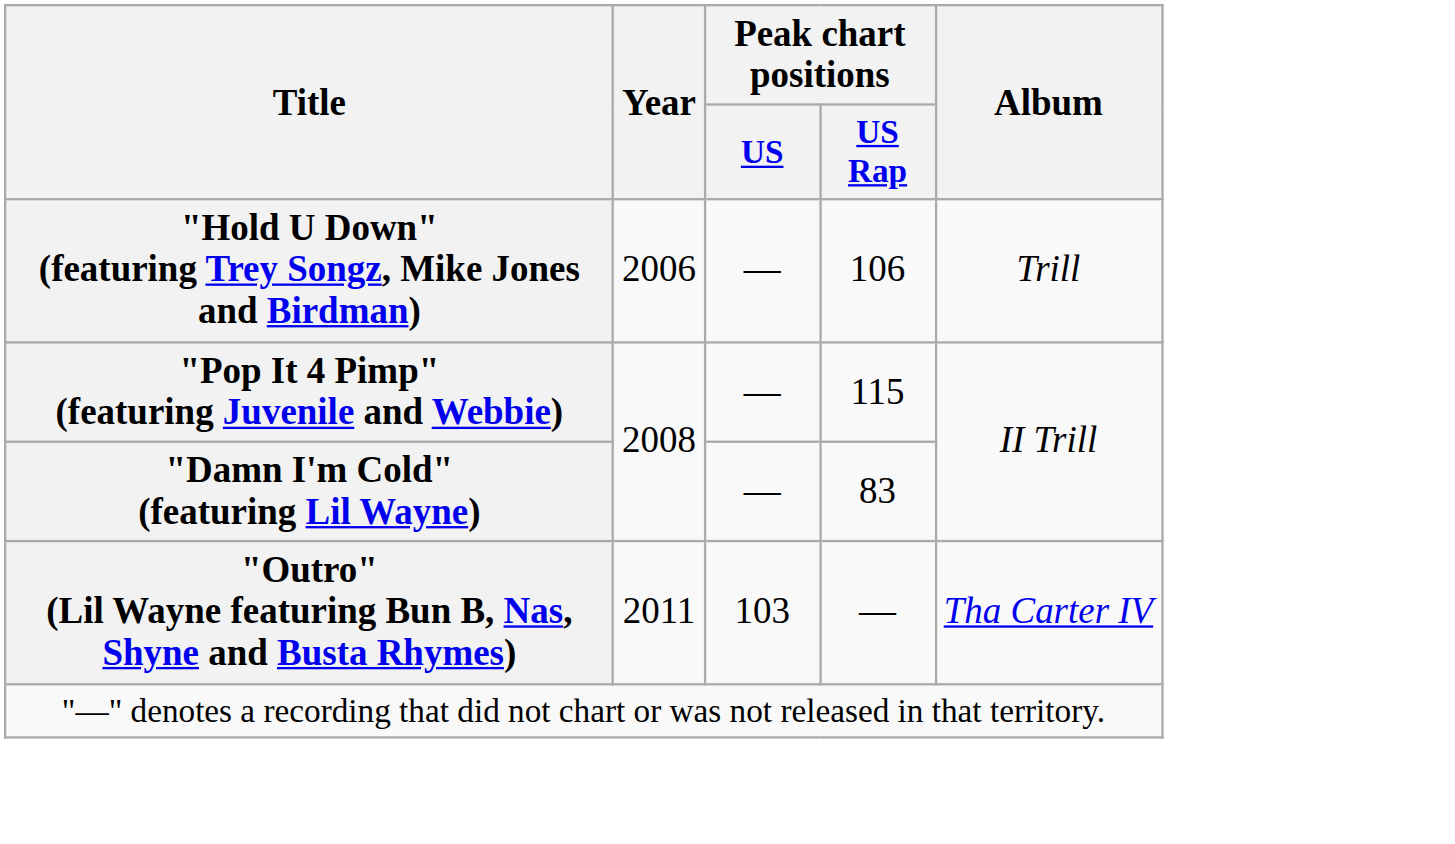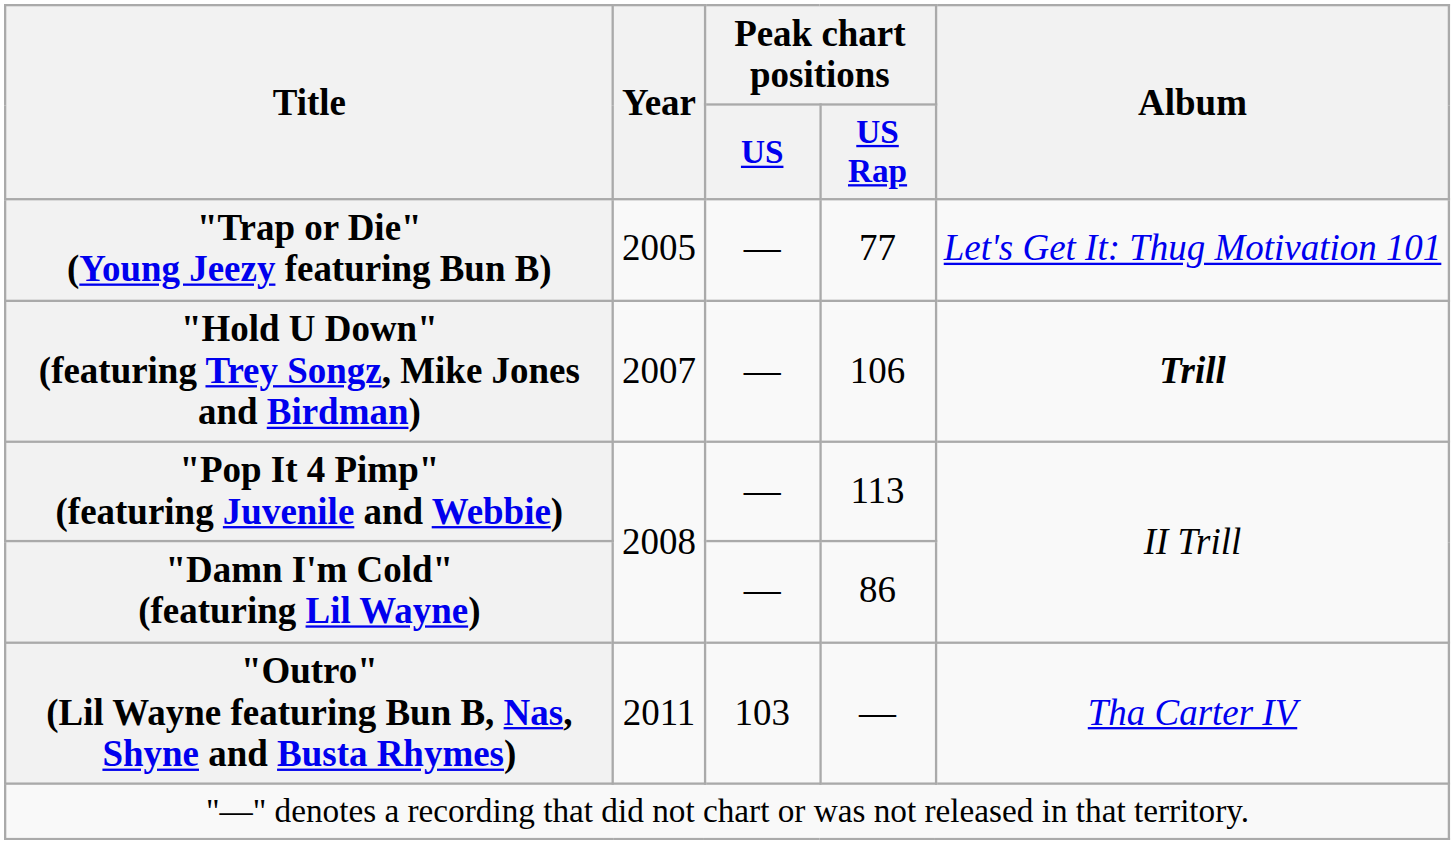+ row: (309, 248)
(659, 269) 2006 -> (659, 369) 2007
(1048, 269) normal -> (1193, 369) bold
(878, 390) 115 -> (878, 490) 113
(878, 490) 83 -> (878, 591) 86
